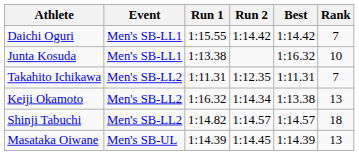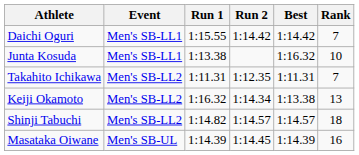(336, 140) 13 -> (336, 140) 16
